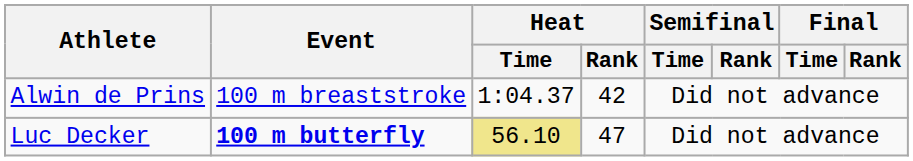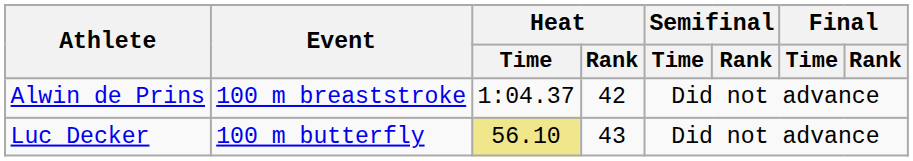(320, 137) bold -> (320, 137) normal
(612, 137) 47 -> (612, 137) 43
